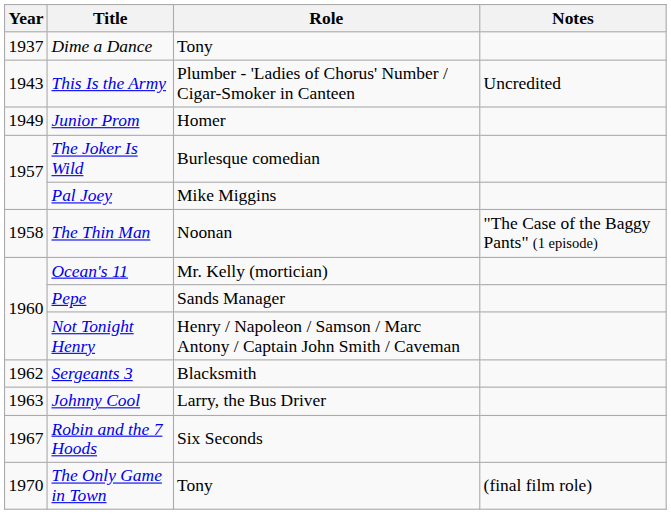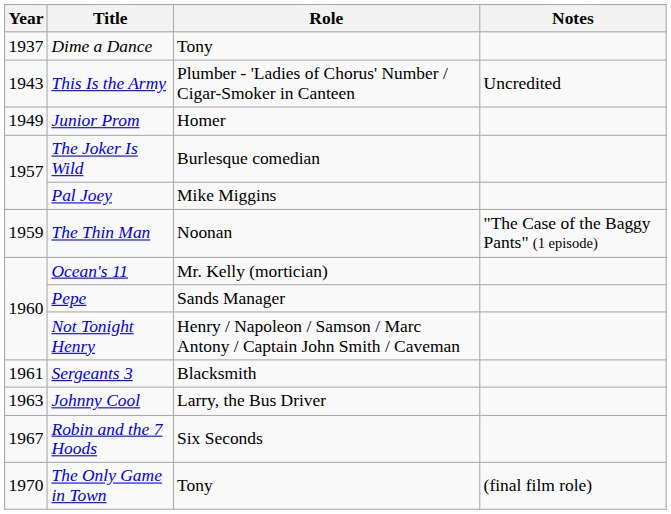(26, 233) 1958 -> (26, 233) 1959
(26, 373) 1962 -> (26, 373) 1961
